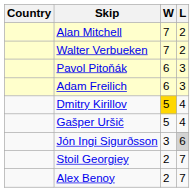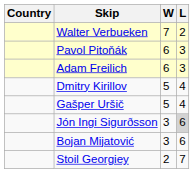- row: (89, 31)
(166, 104) gold background -> (166, 86) no background
+ row: (95, 141)
- row: (86, 178)
